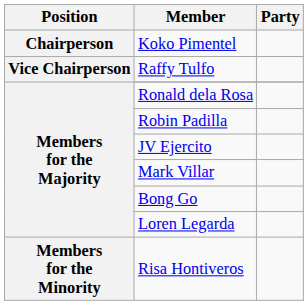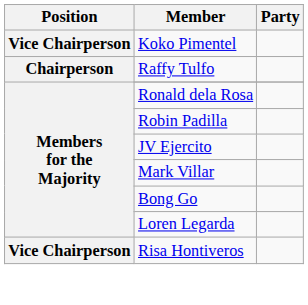(69, 43) Chairperson -> (69, 43) Vice Chairperson
(69, 69) Vice Chairperson -> (69, 69) Chairperson
(69, 268) Members for the Minority -> (69, 250) Vice Chairperson
